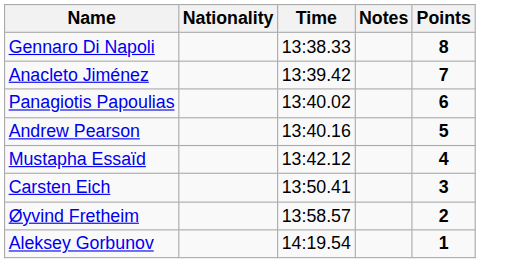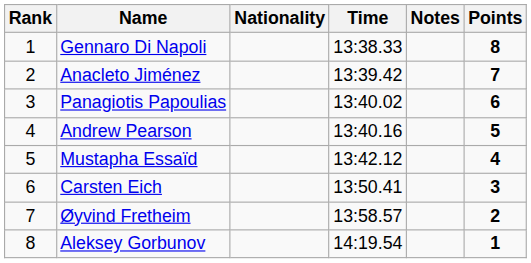+ column: (30, 18)
